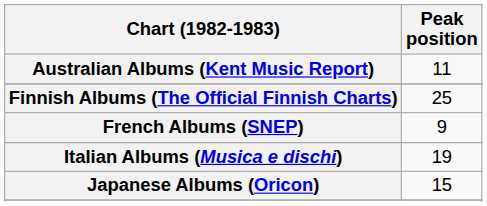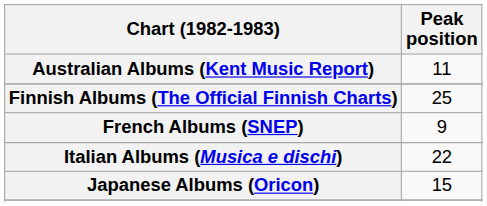(442, 156) 19 -> (442, 156) 22
